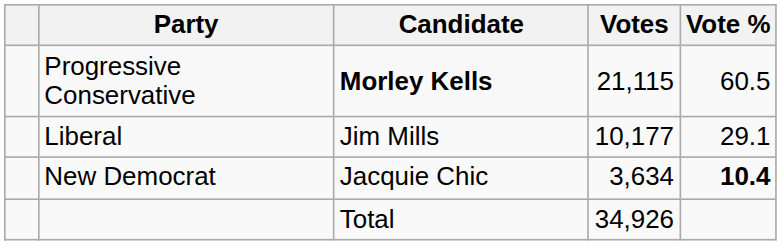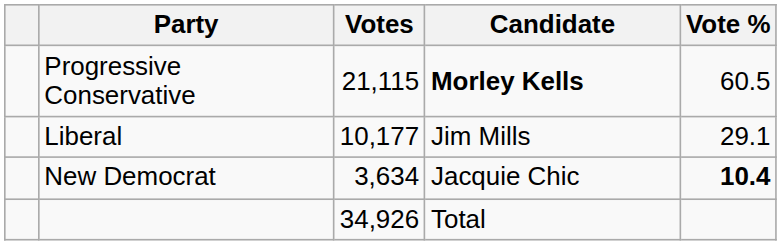columns swapped: (461, 25) <-> (634, 25)
